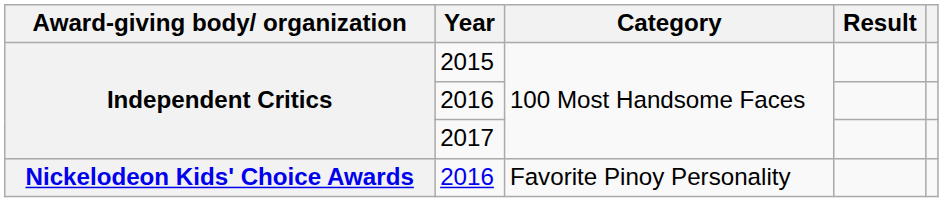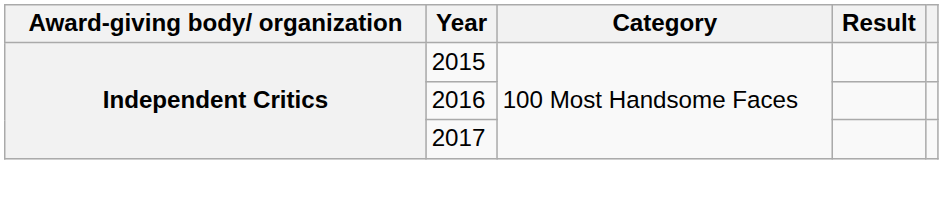- row: (220, 176)
